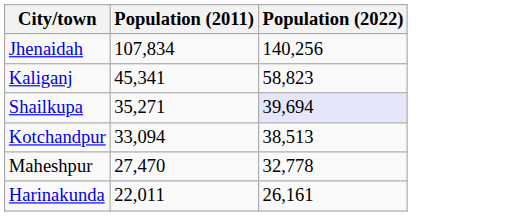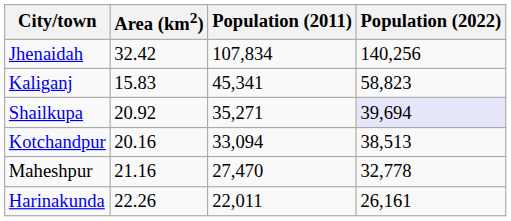+ column: (159, 21)
